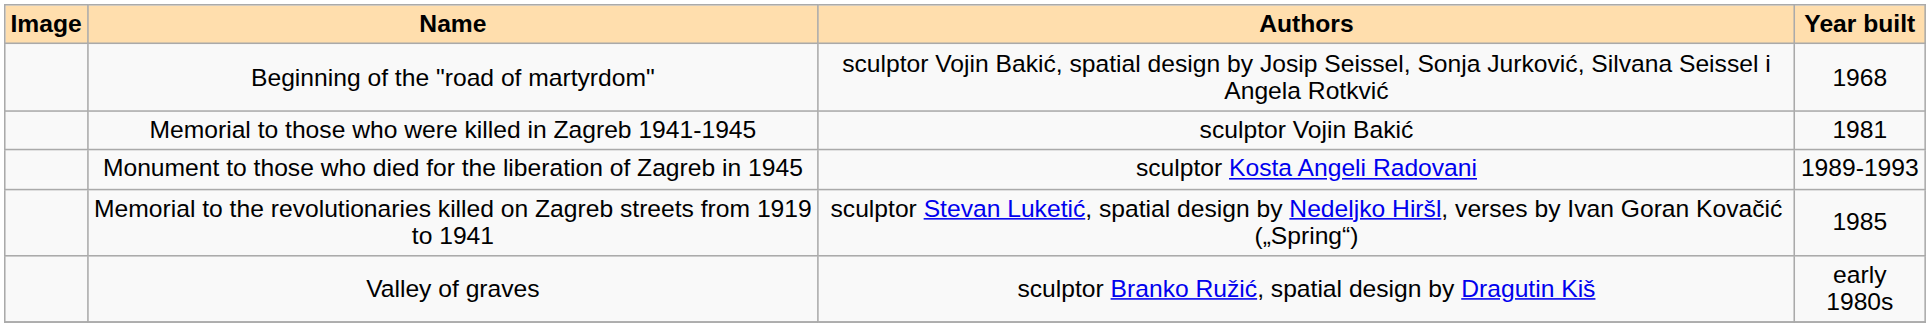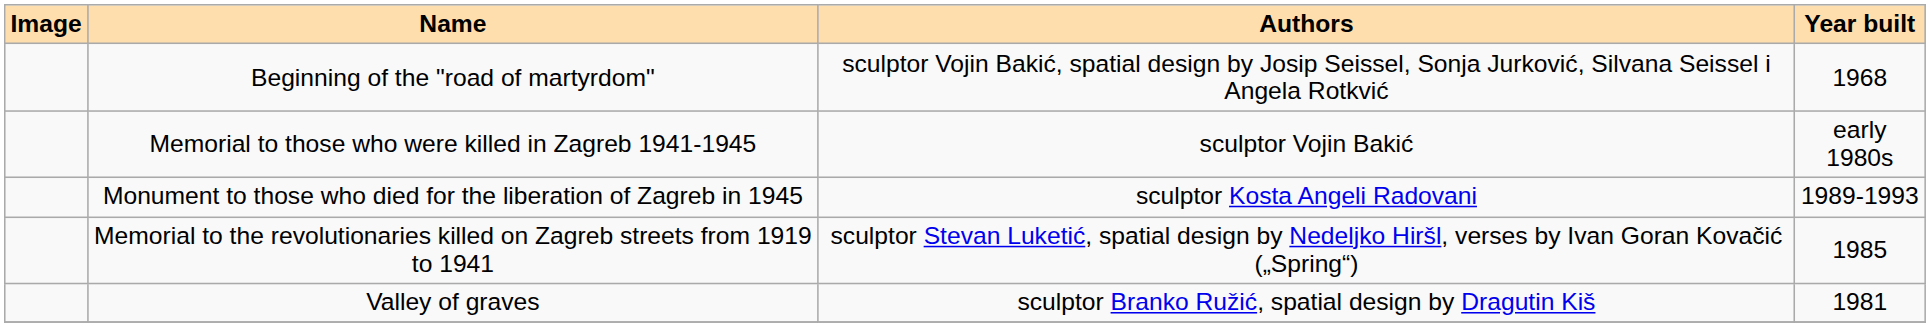(1860, 129) 1981 -> (1860, 143) early 1980s
(1860, 288) early 1980s -> (1860, 302) 1981
